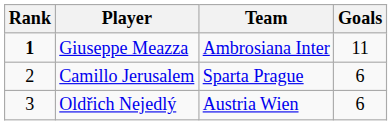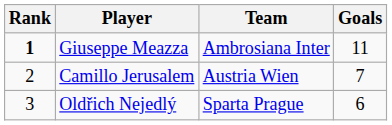(253, 76) Sparta Prague -> (251, 76) Austria Wien
(360, 76) 6 -> (360, 76) 7
(251, 104) Austria Wien -> (253, 104) Sparta Prague
